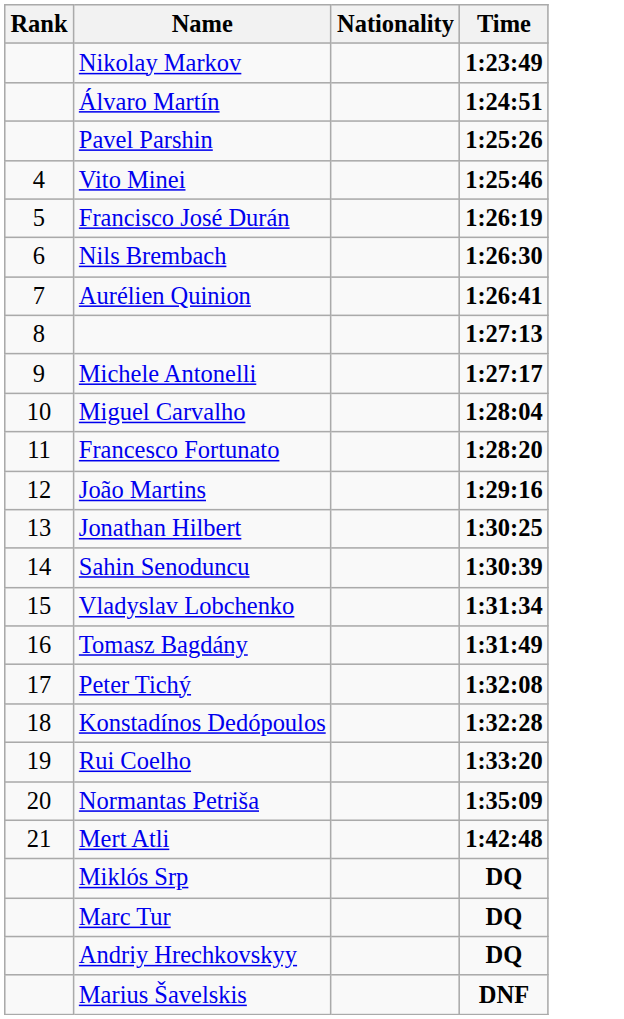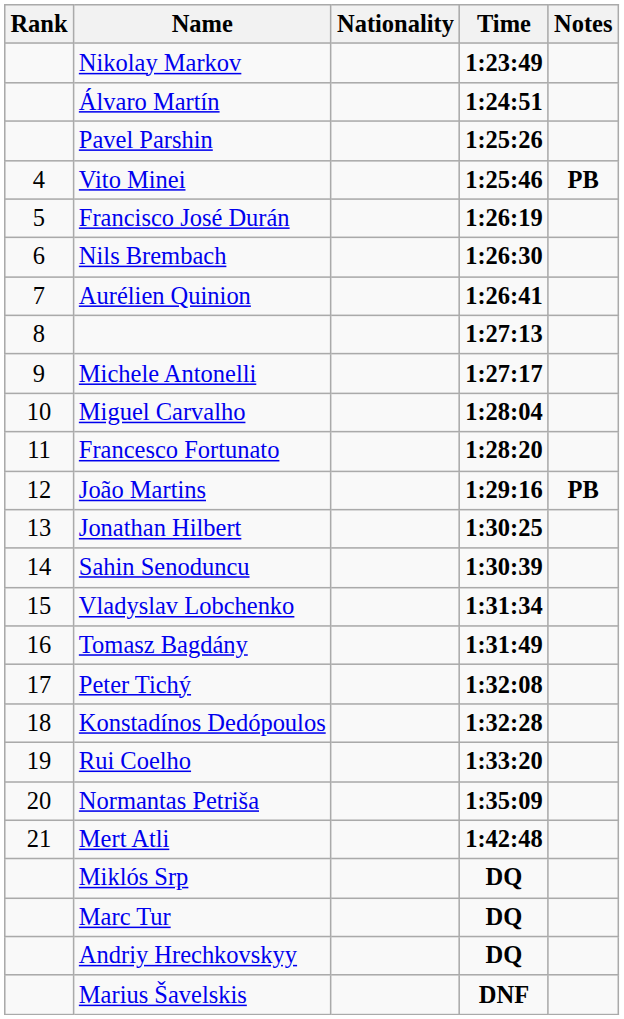+ column: (583, 23)
